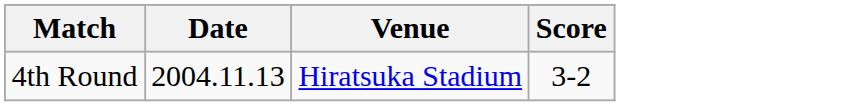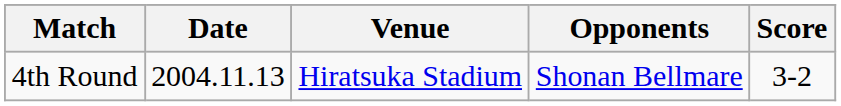+ column: (639, 28)
